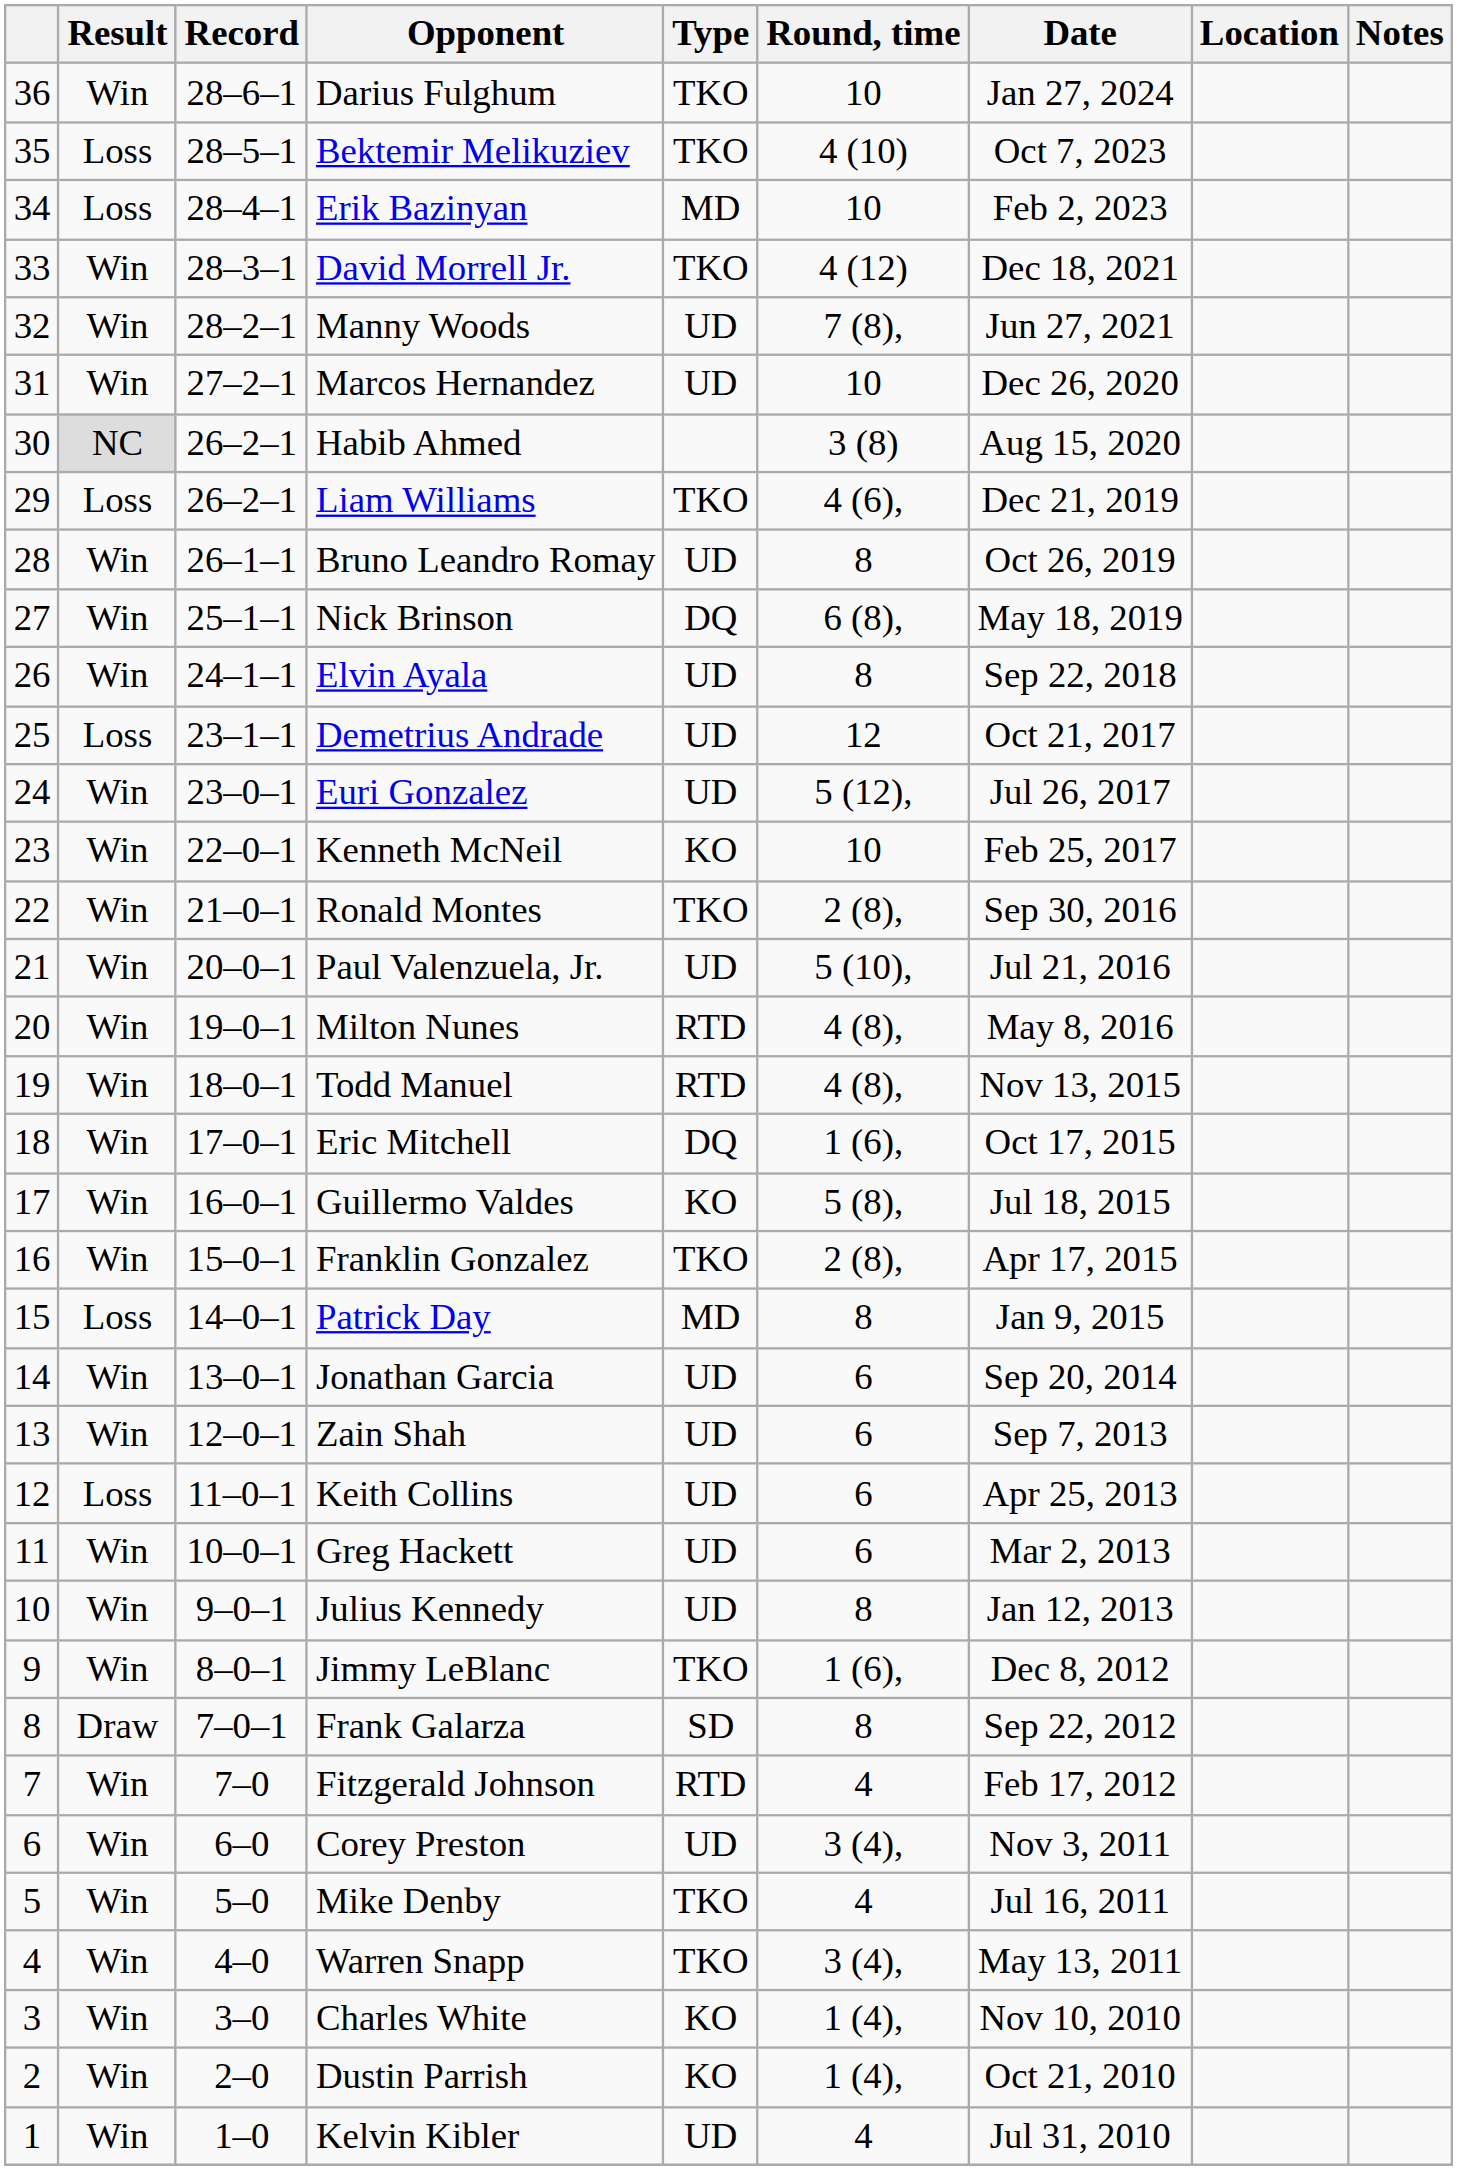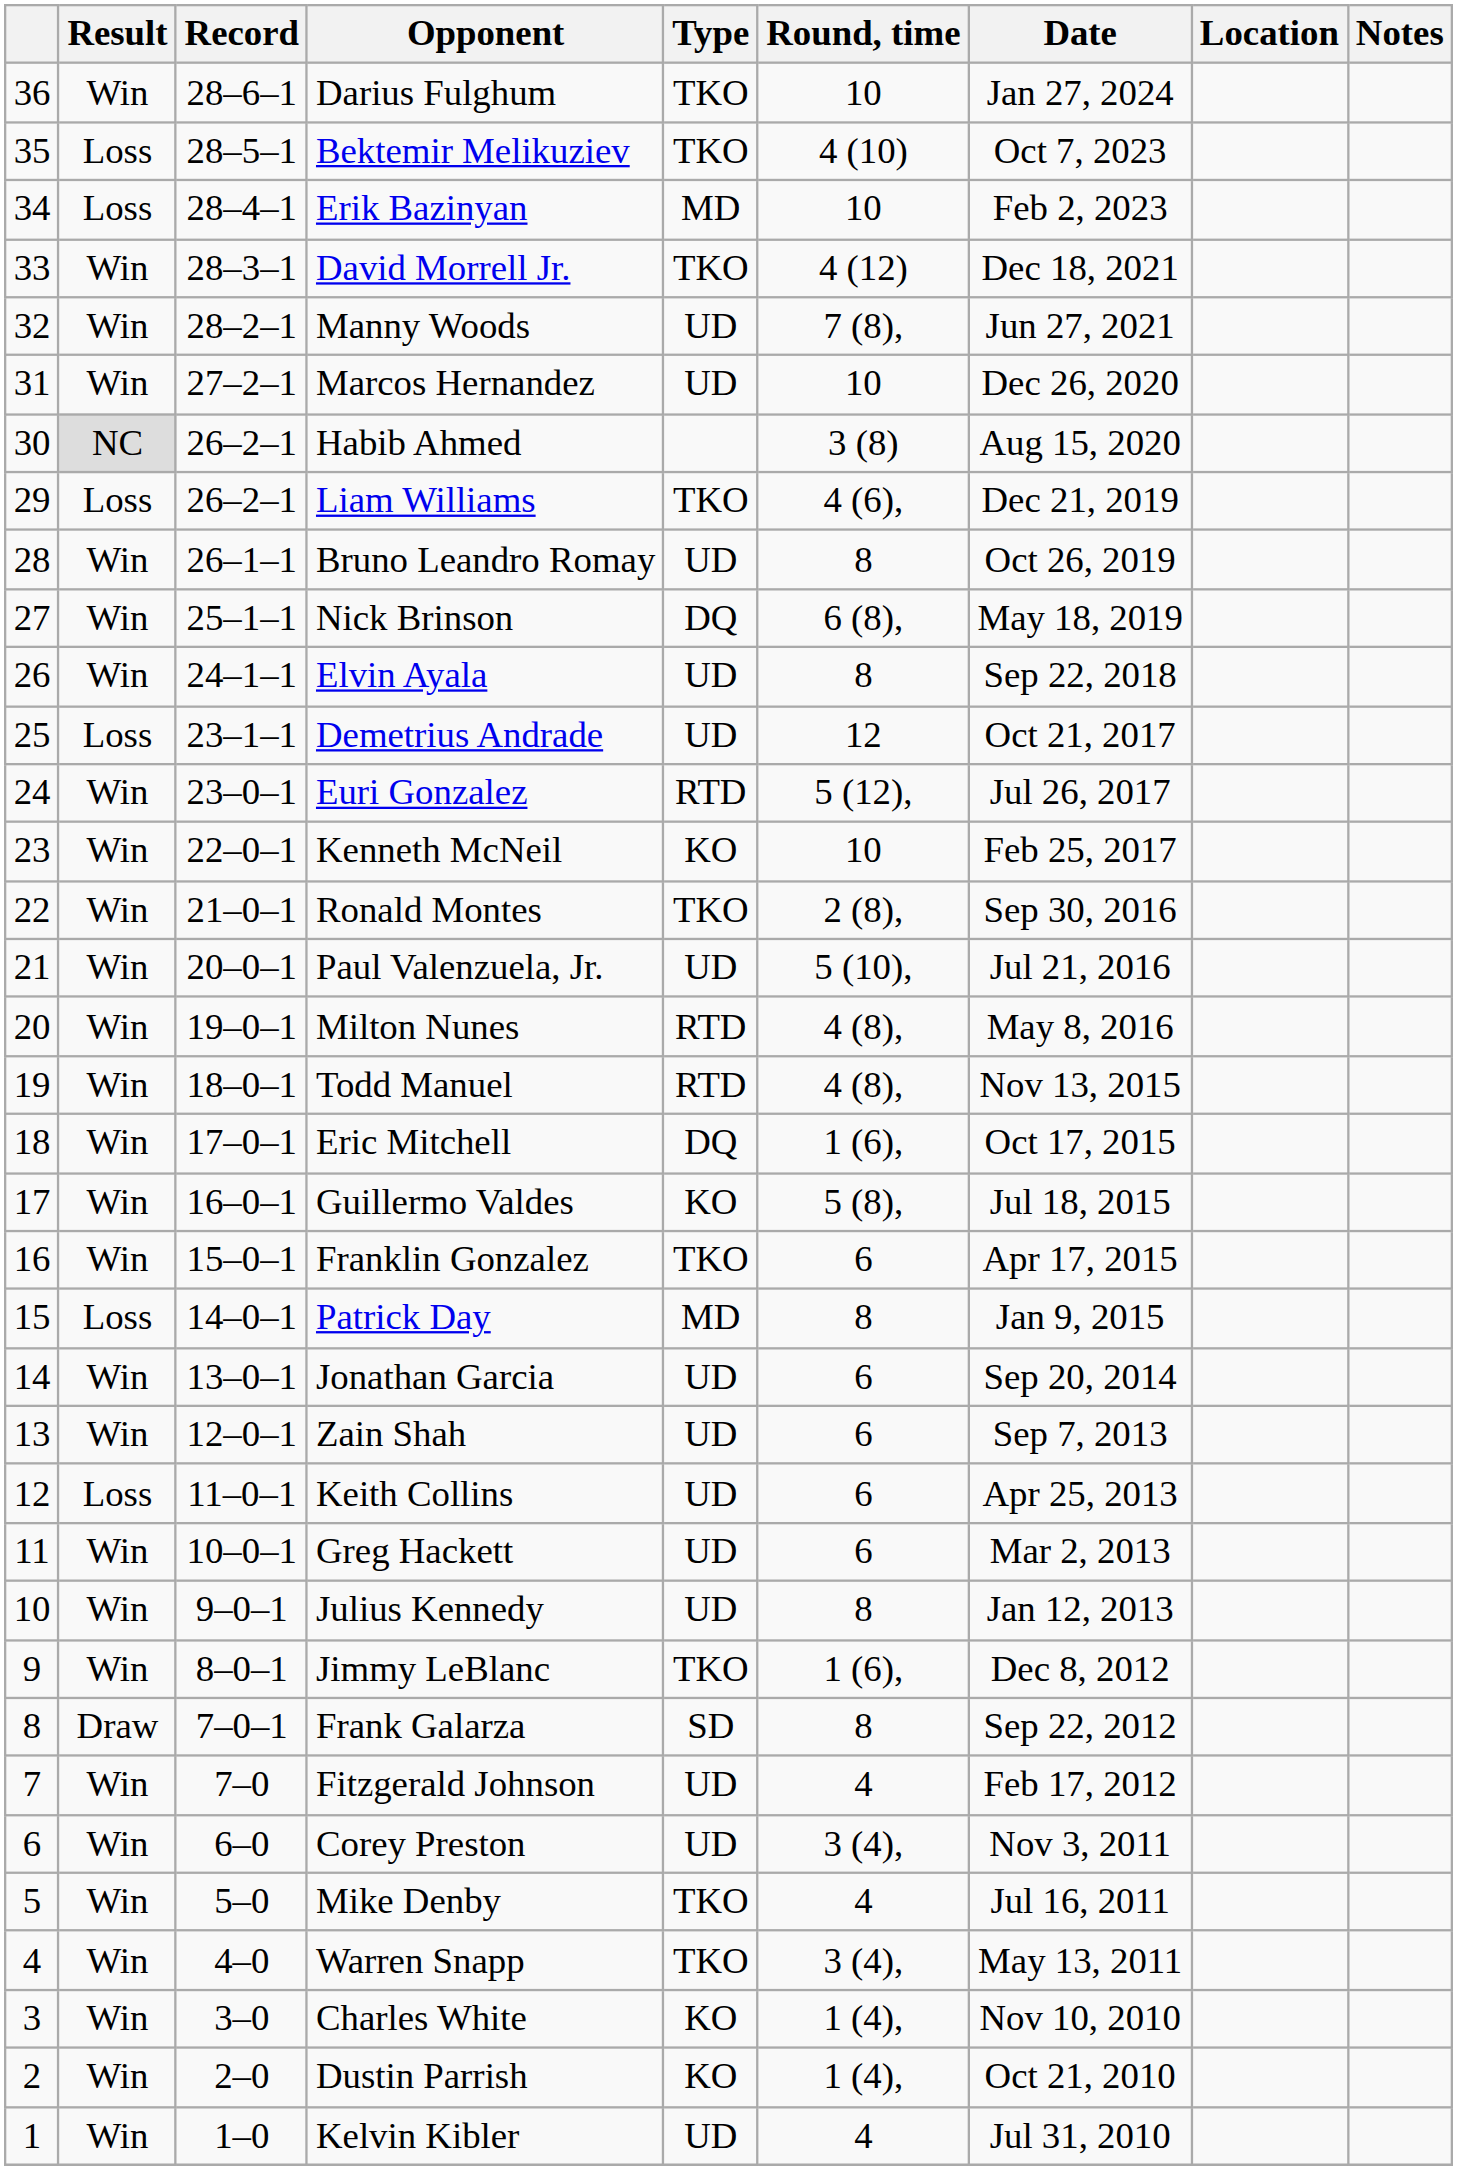(711, 792) UD -> (711, 792) RTD
(863, 1259) 2 (8), -> (863, 1259) 6
(711, 1784) RTD -> (711, 1784) UD
